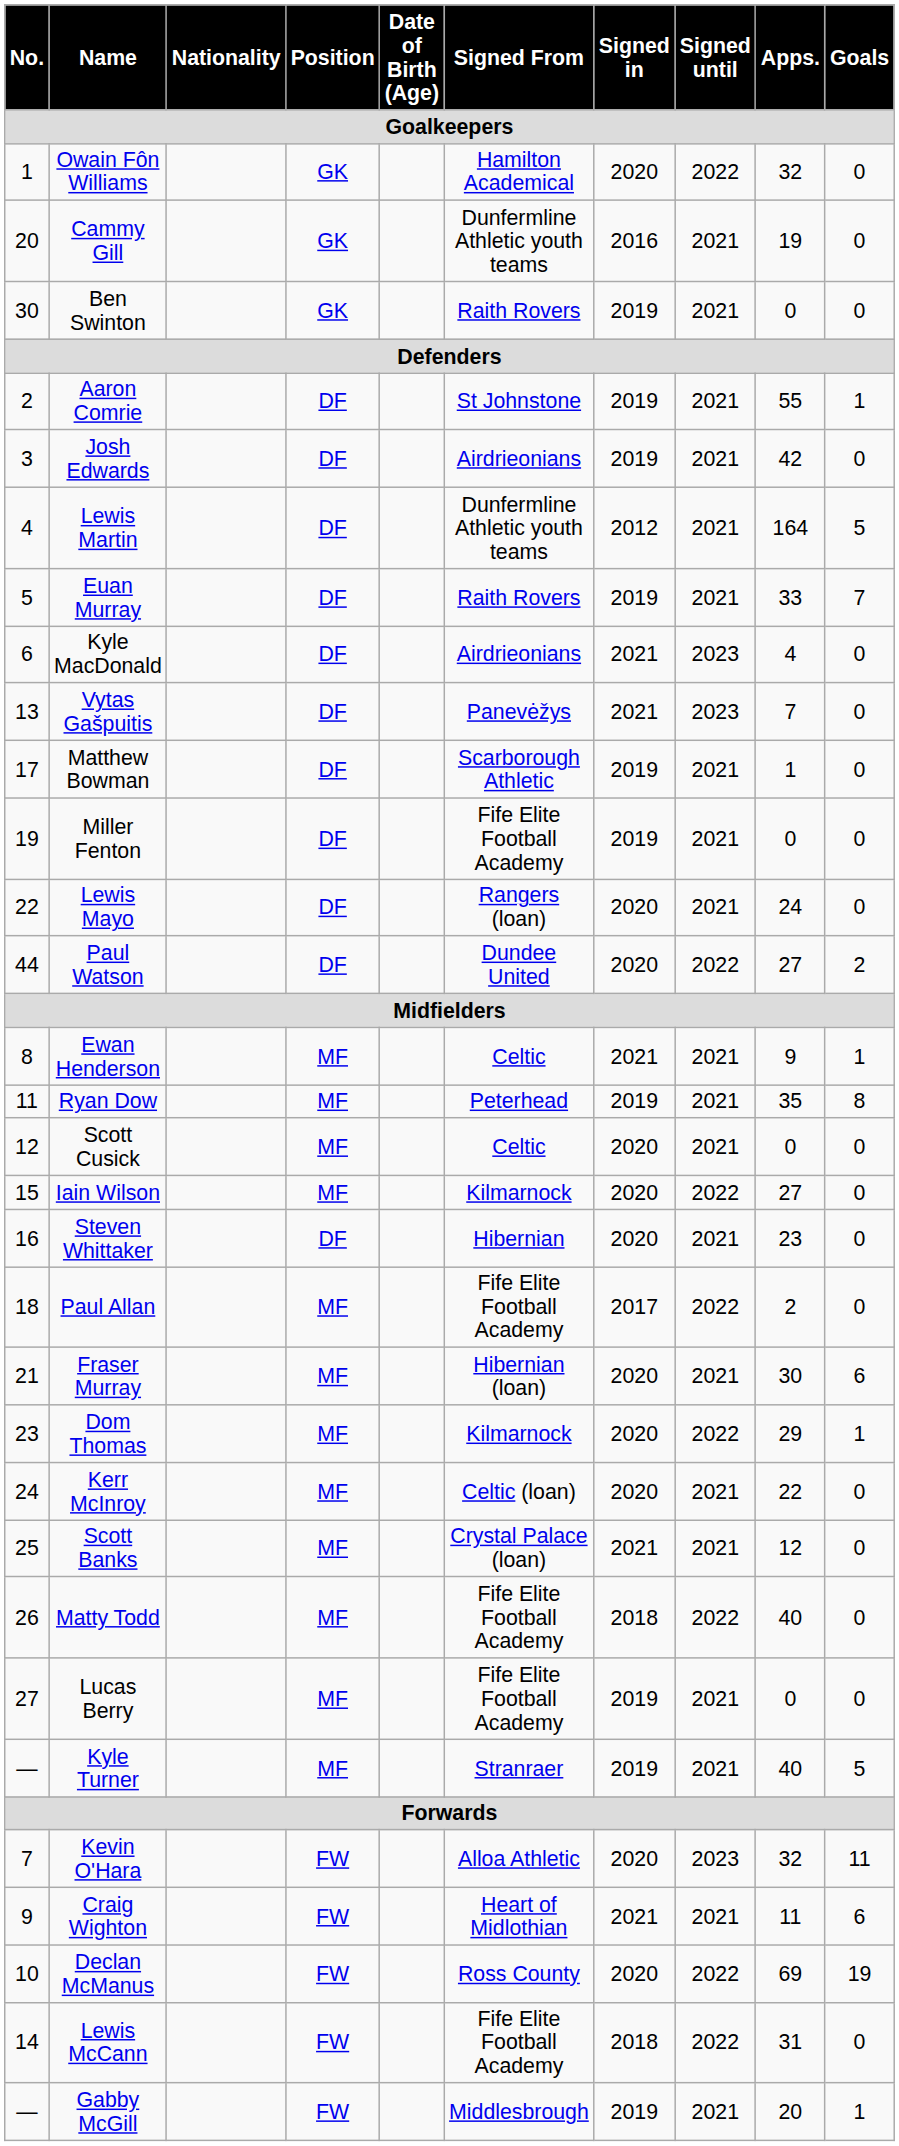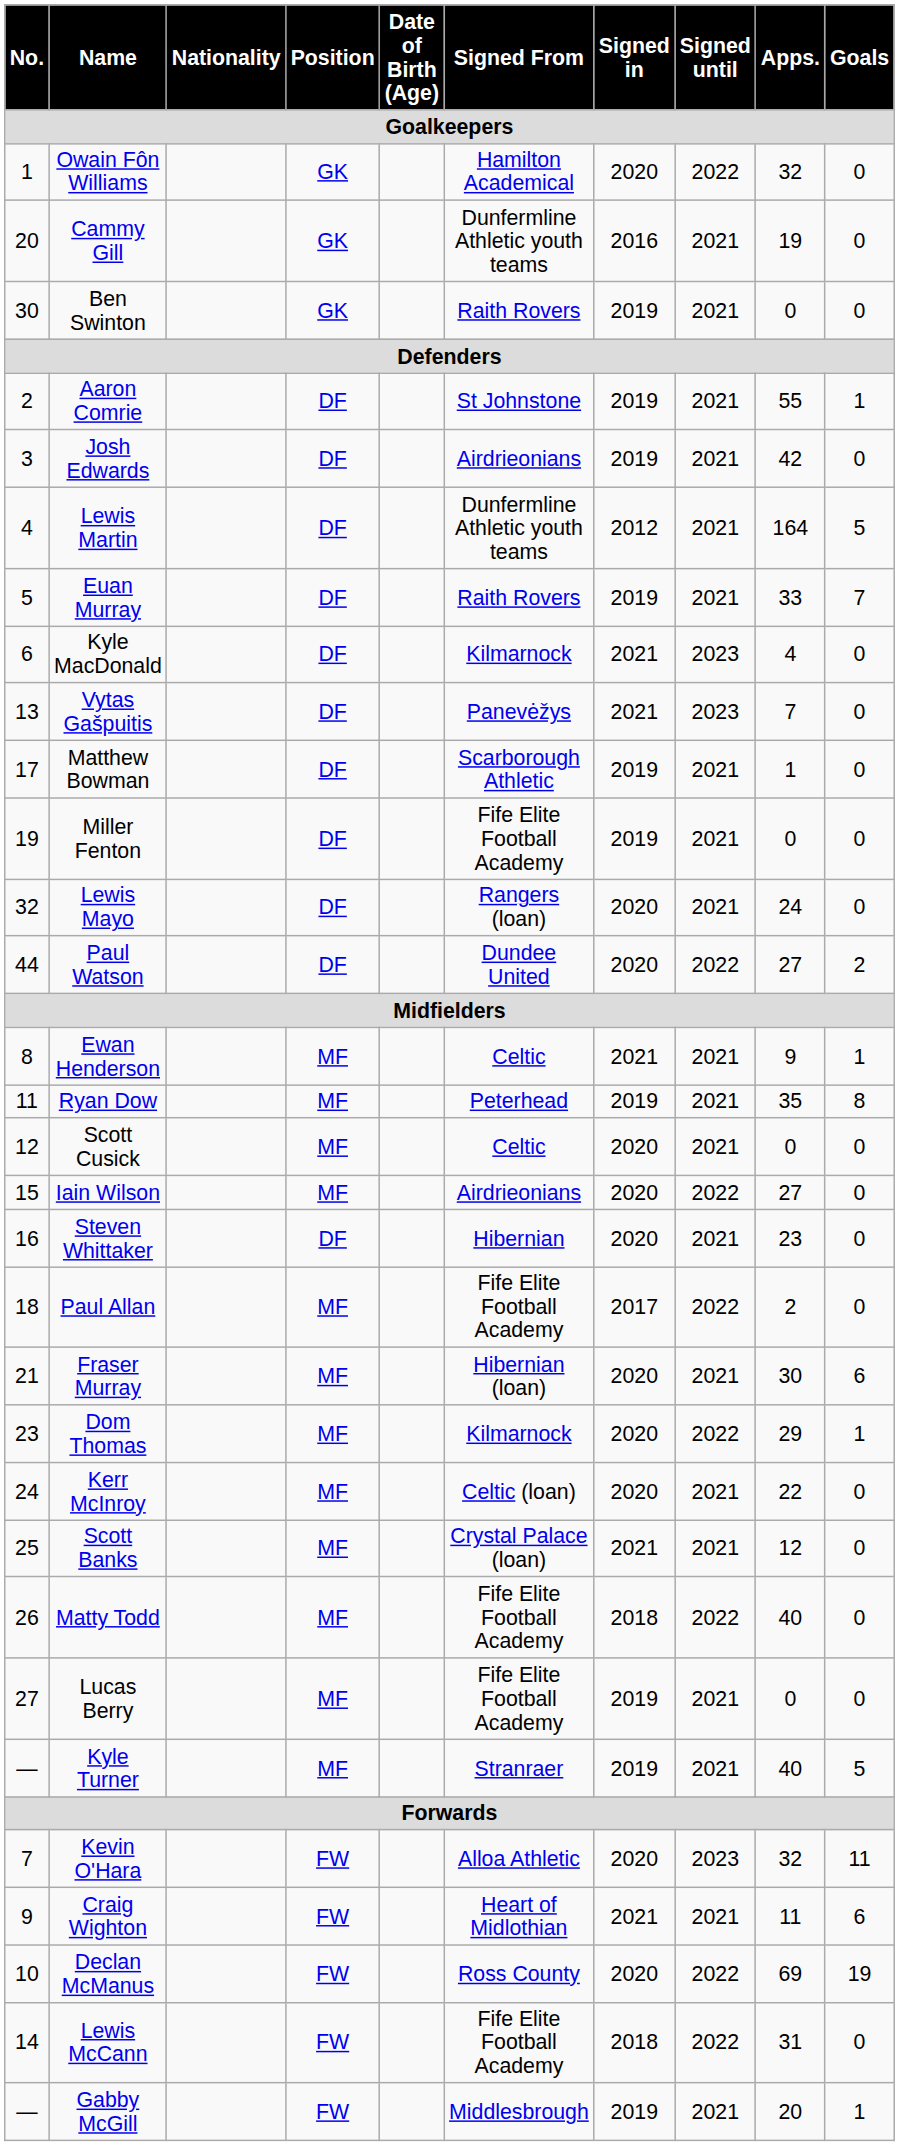(519, 655) Airdrieonians -> (519, 655) Kilmarnock
(27, 908) 22 -> (27, 908) 32
(519, 1193) Kilmarnock -> (519, 1193) Airdrieonians
